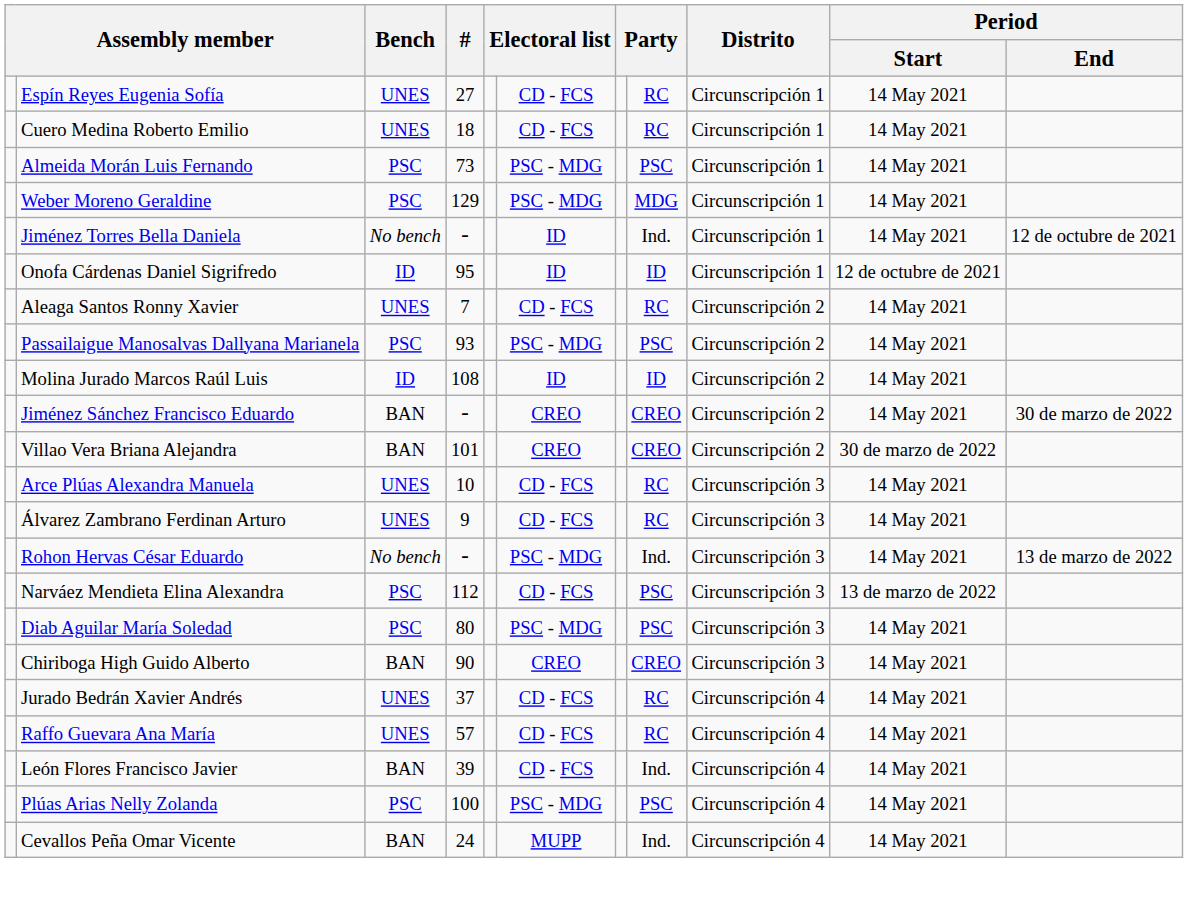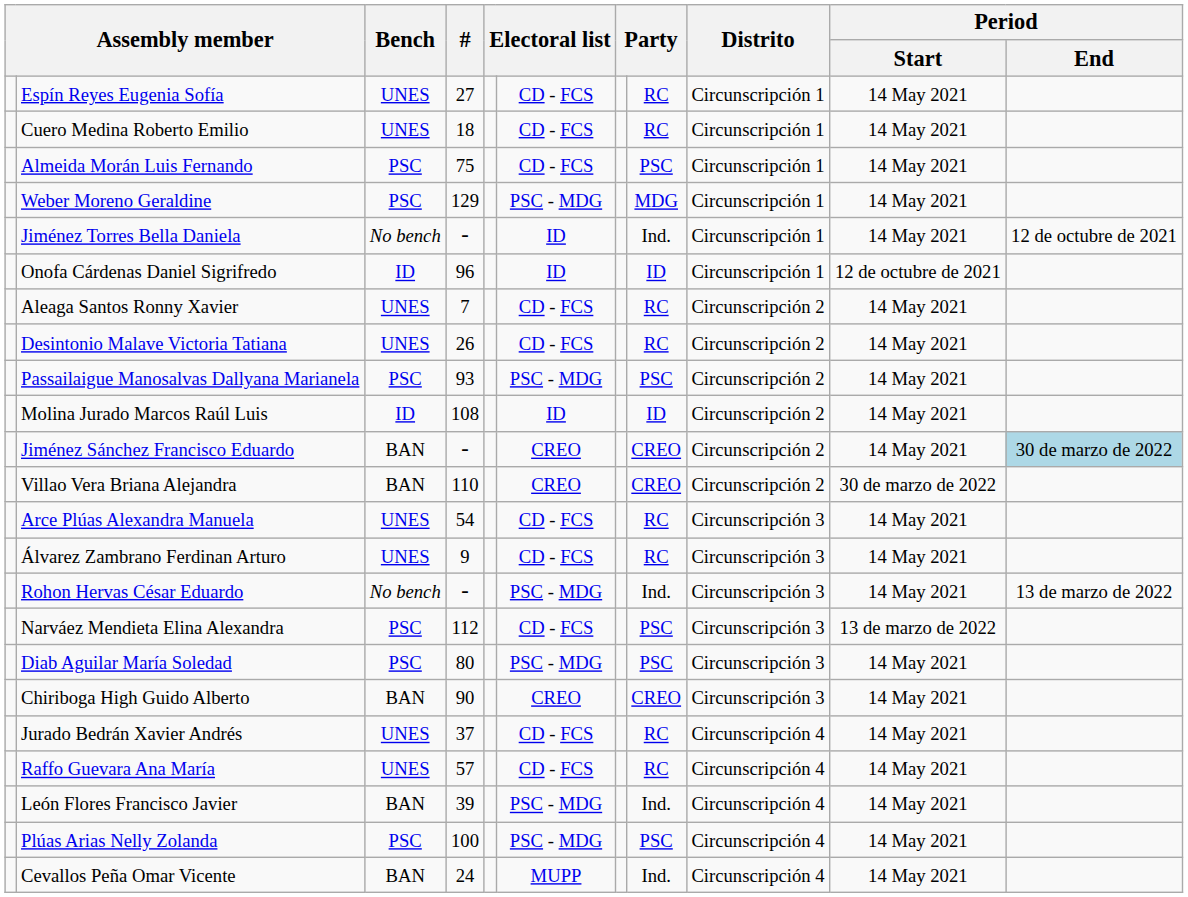(465, 165) 73 -> (465, 165) 75
(556, 165) PSC - MDG -> (556, 165) CD - FCS
(465, 272) 95 -> (465, 272) 96
+ row: (154, 343)
(1094, 414) no background -> (1094, 449) lightblue background
(465, 449) 101 -> (465, 485) 110
(465, 485) 10 -> (465, 521) 54
(556, 769) CD - FCS -> (556, 805) PSC - MDG
